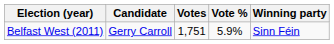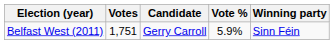columns swapped: (140, 13) <-> (192, 13)
